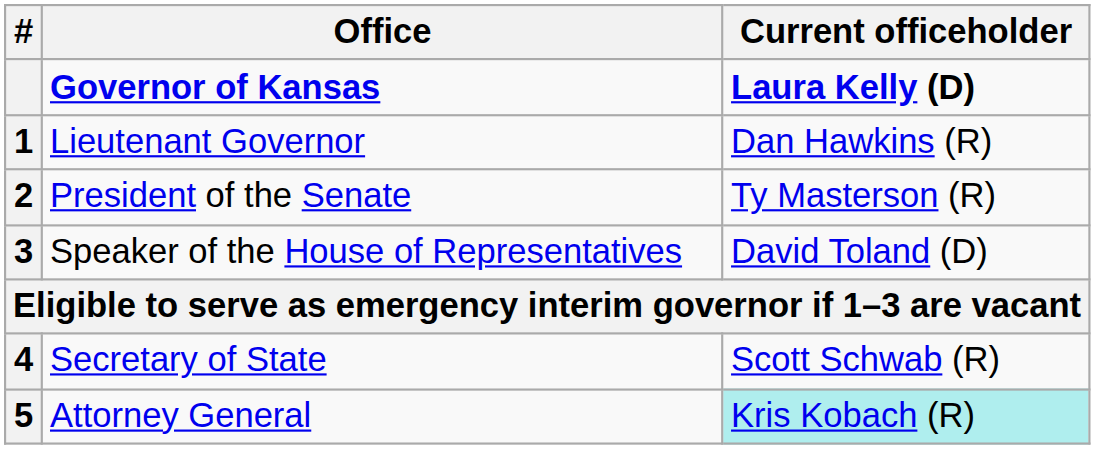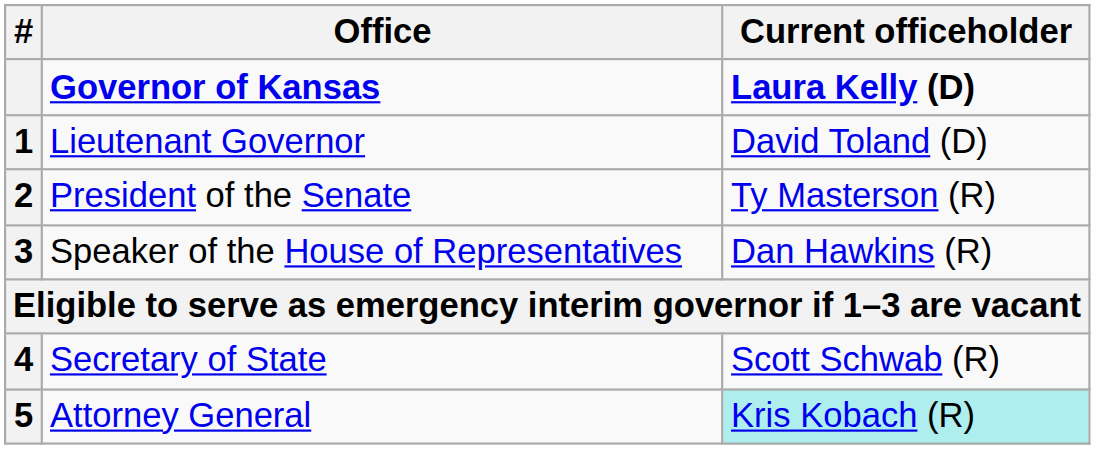(862, 141) Dan Hawkins (R) -> (859, 141) David Toland (D)
(859, 251) David Toland (D) -> (862, 251) Dan Hawkins (R)
